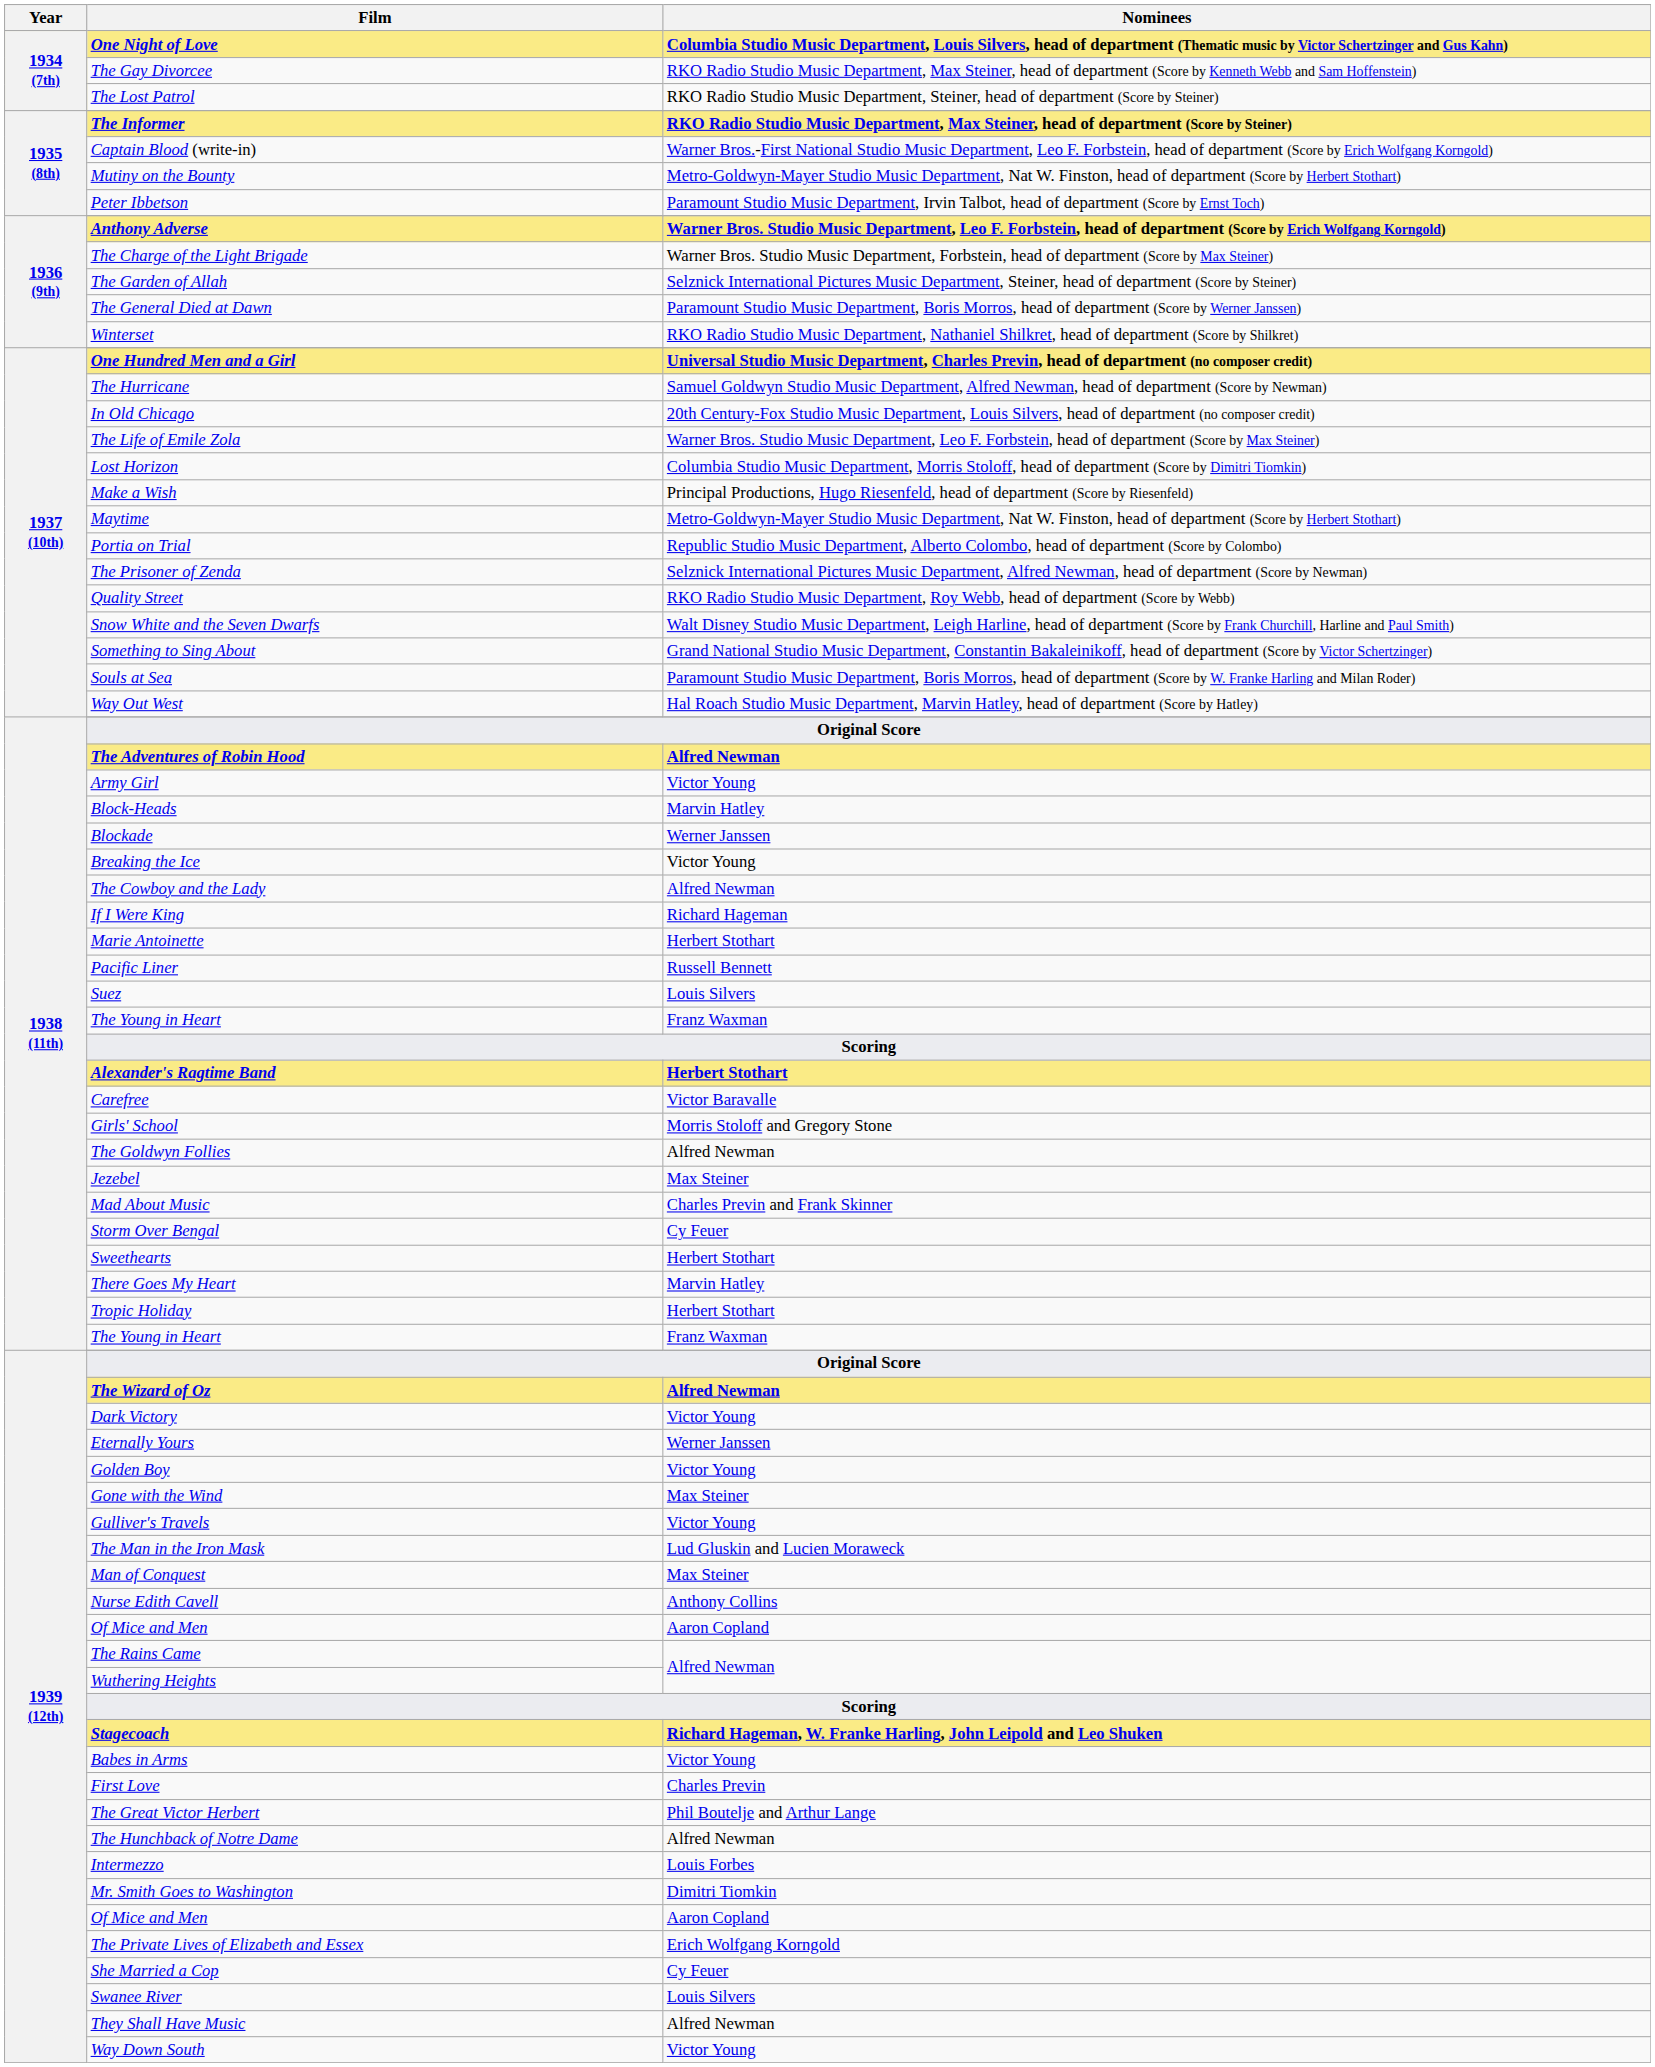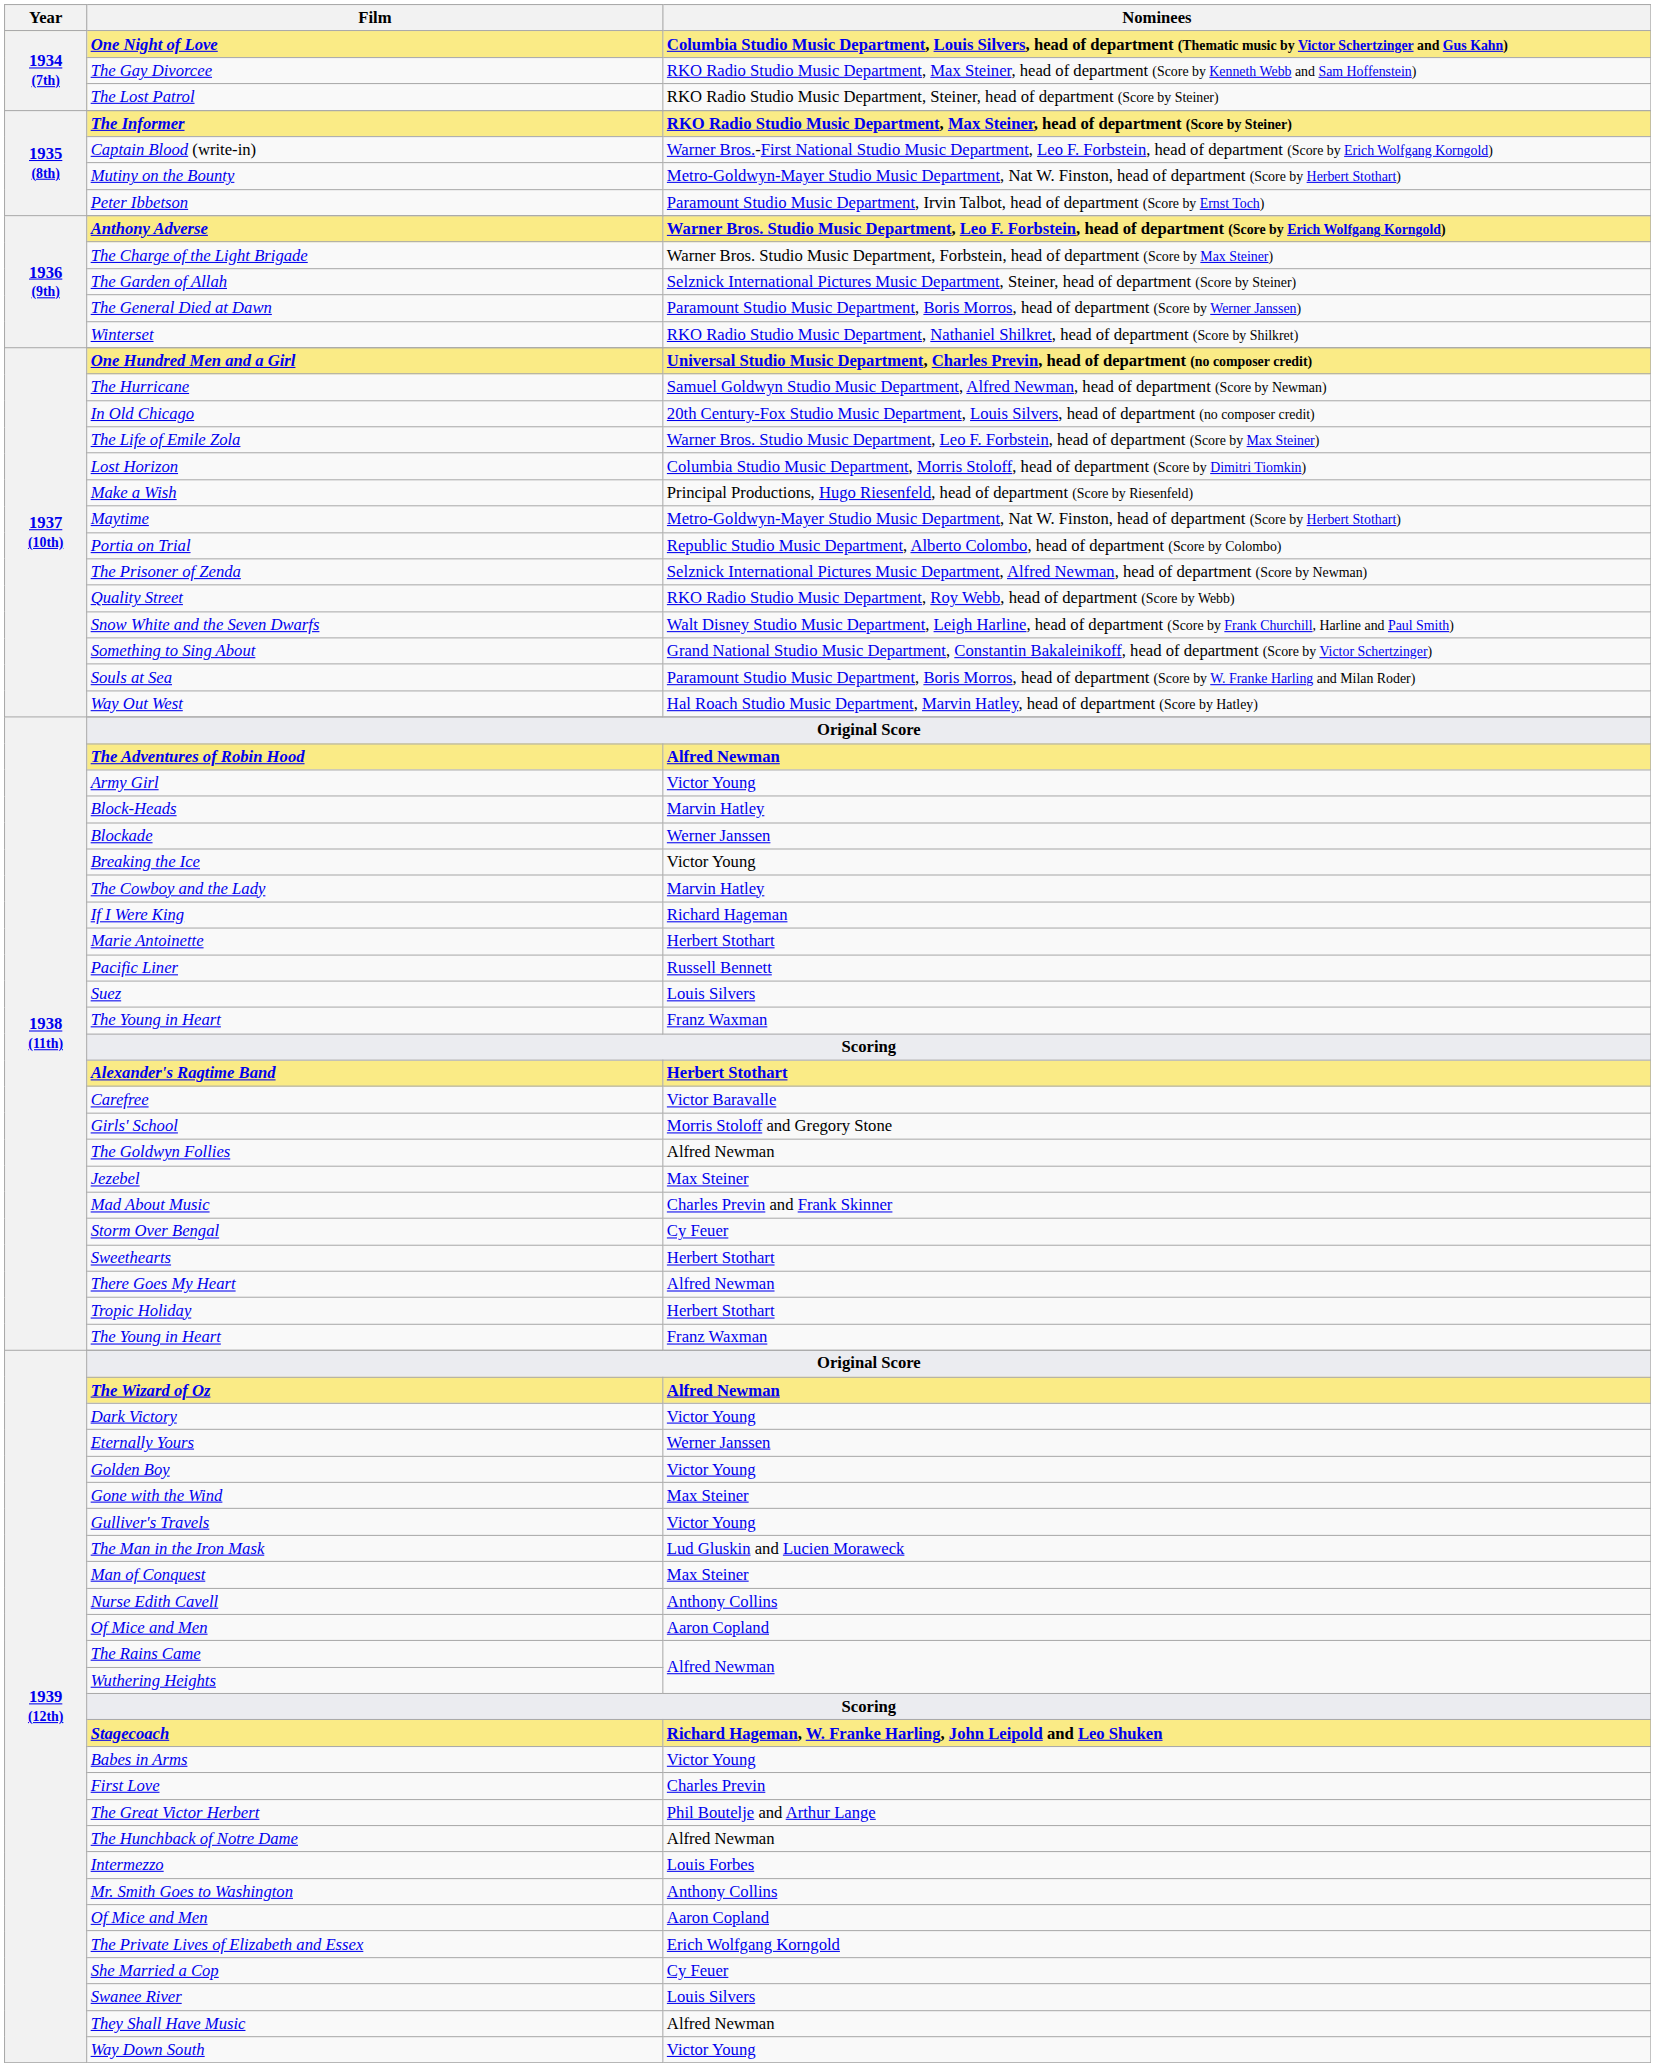(721, 888) Alfred Newman -> (716, 888) Marvin Hatley
(716, 1284) Marvin Hatley -> (721, 1284) Alfred Newman
(722, 1891) Dimitri Tiomkin -> (722, 1891) Anthony Collins
